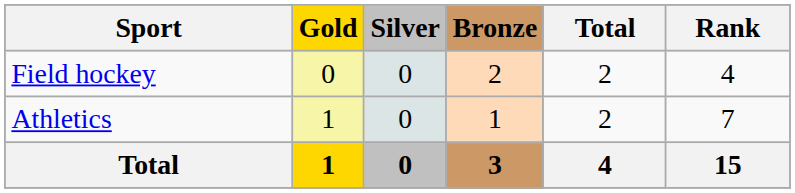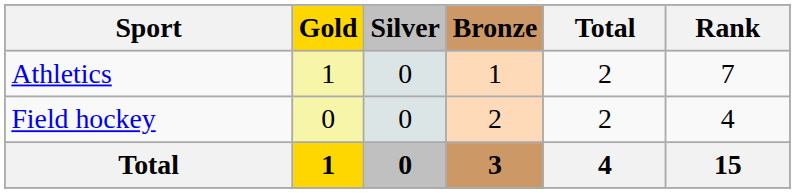rows swapped: (62, 119) <-> (84, 73)
